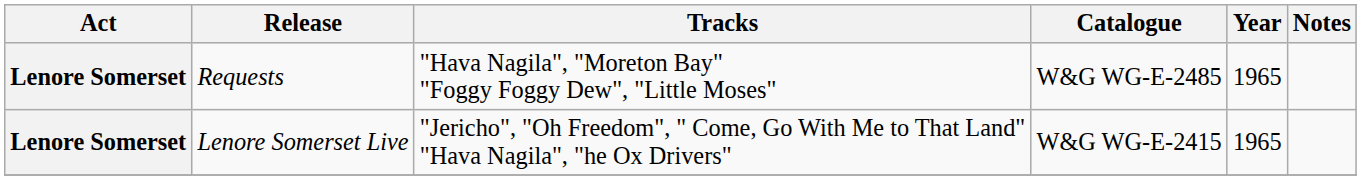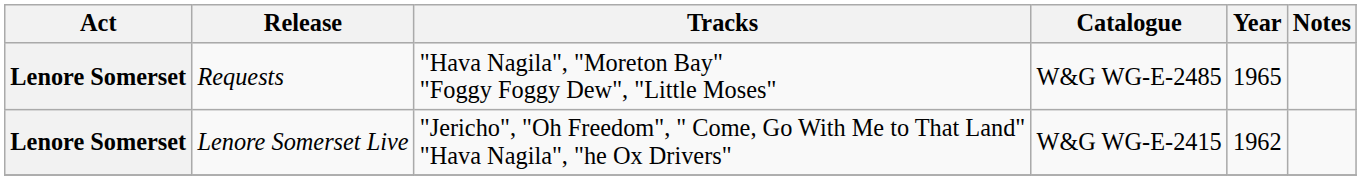(1257, 141) 1965 -> (1257, 141) 1962
